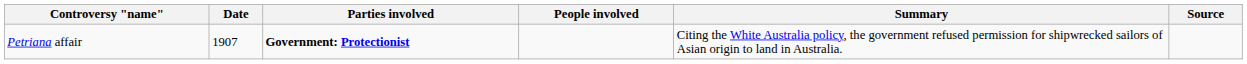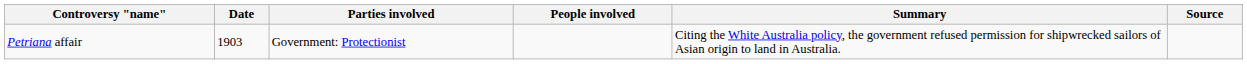(225, 41) 1907 -> (230, 41) 1903
(337, 41) bold -> (339, 41) normal
